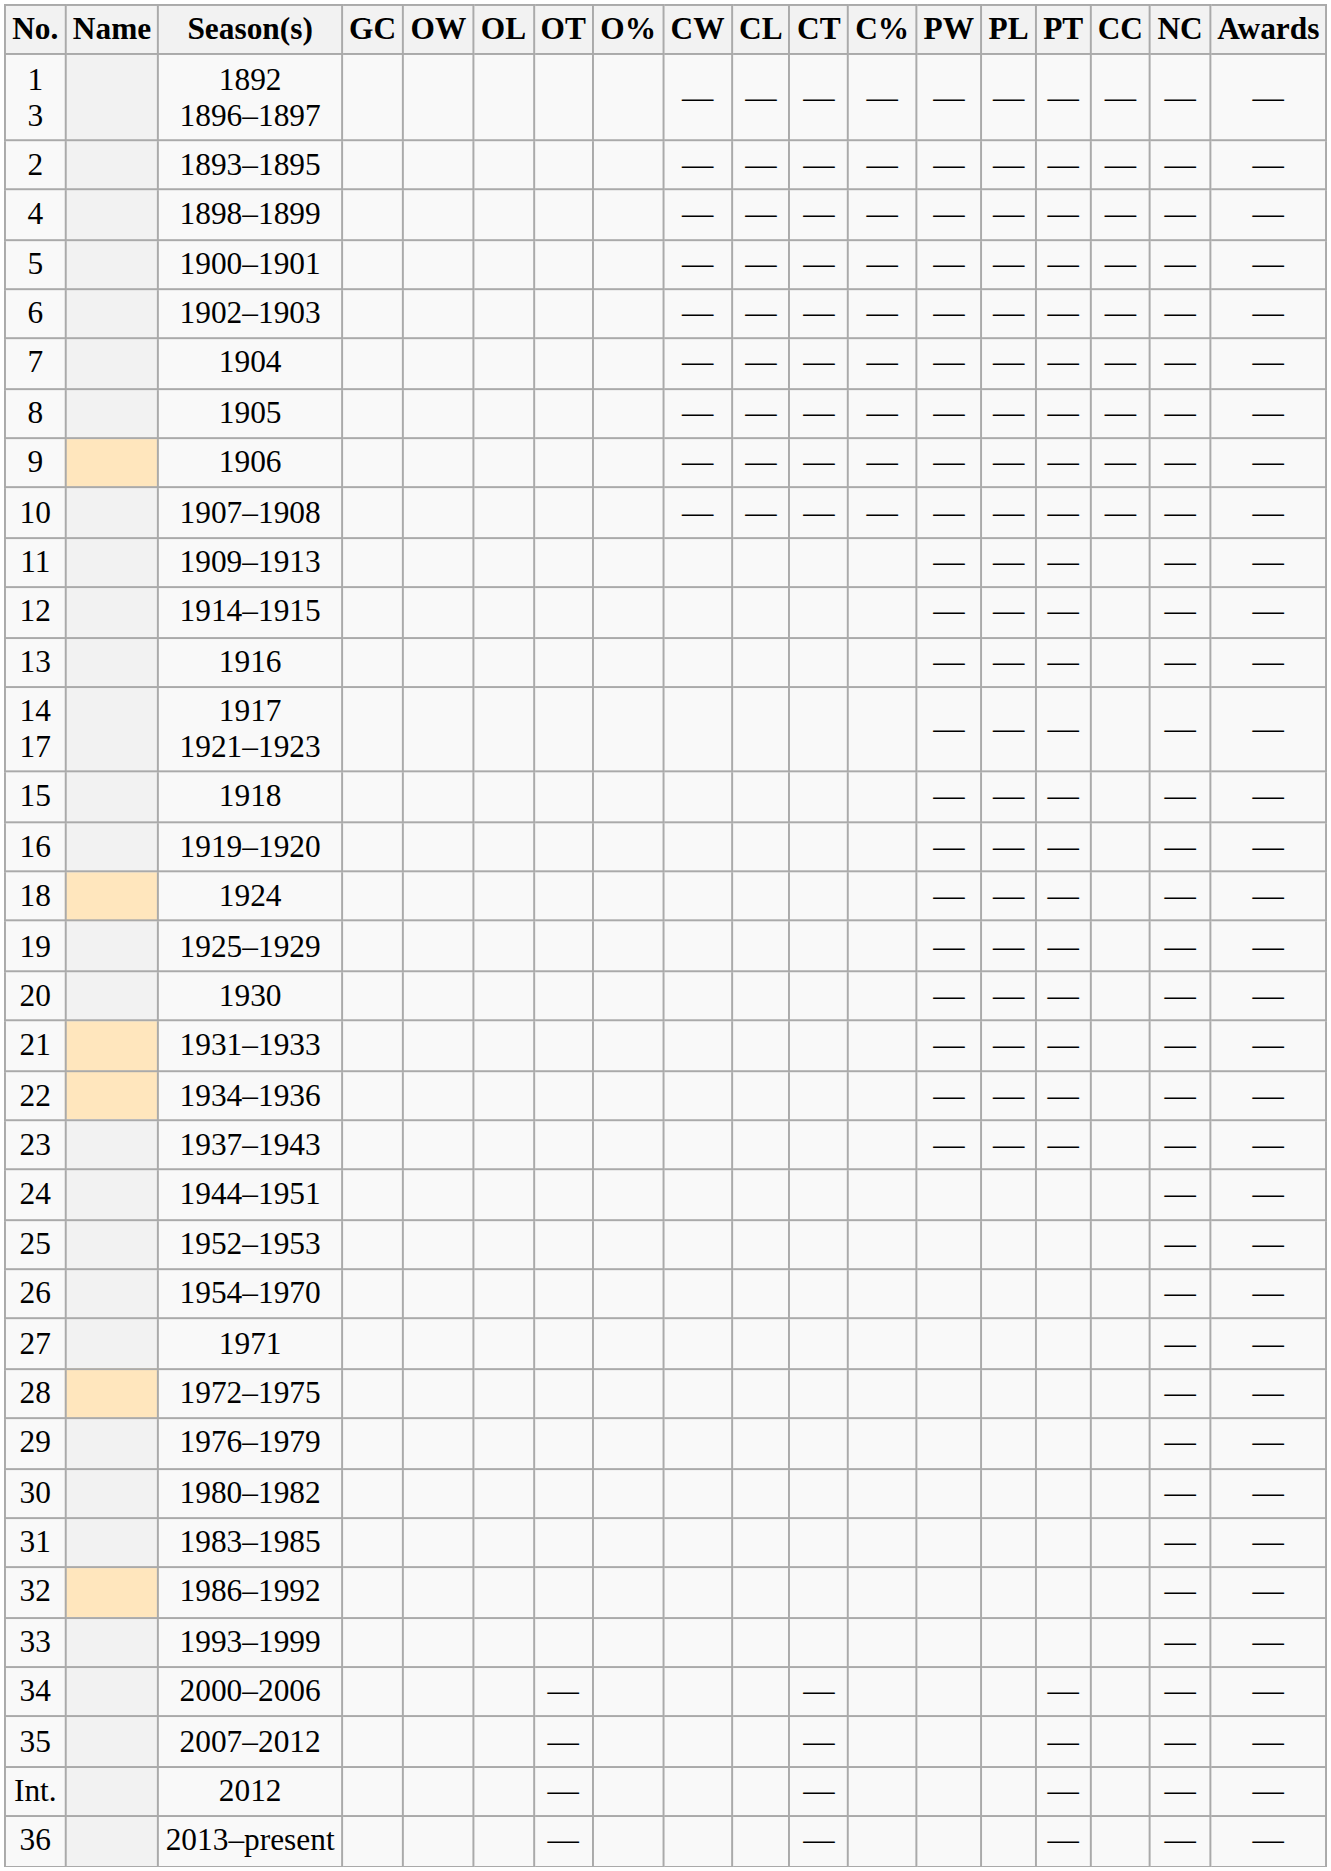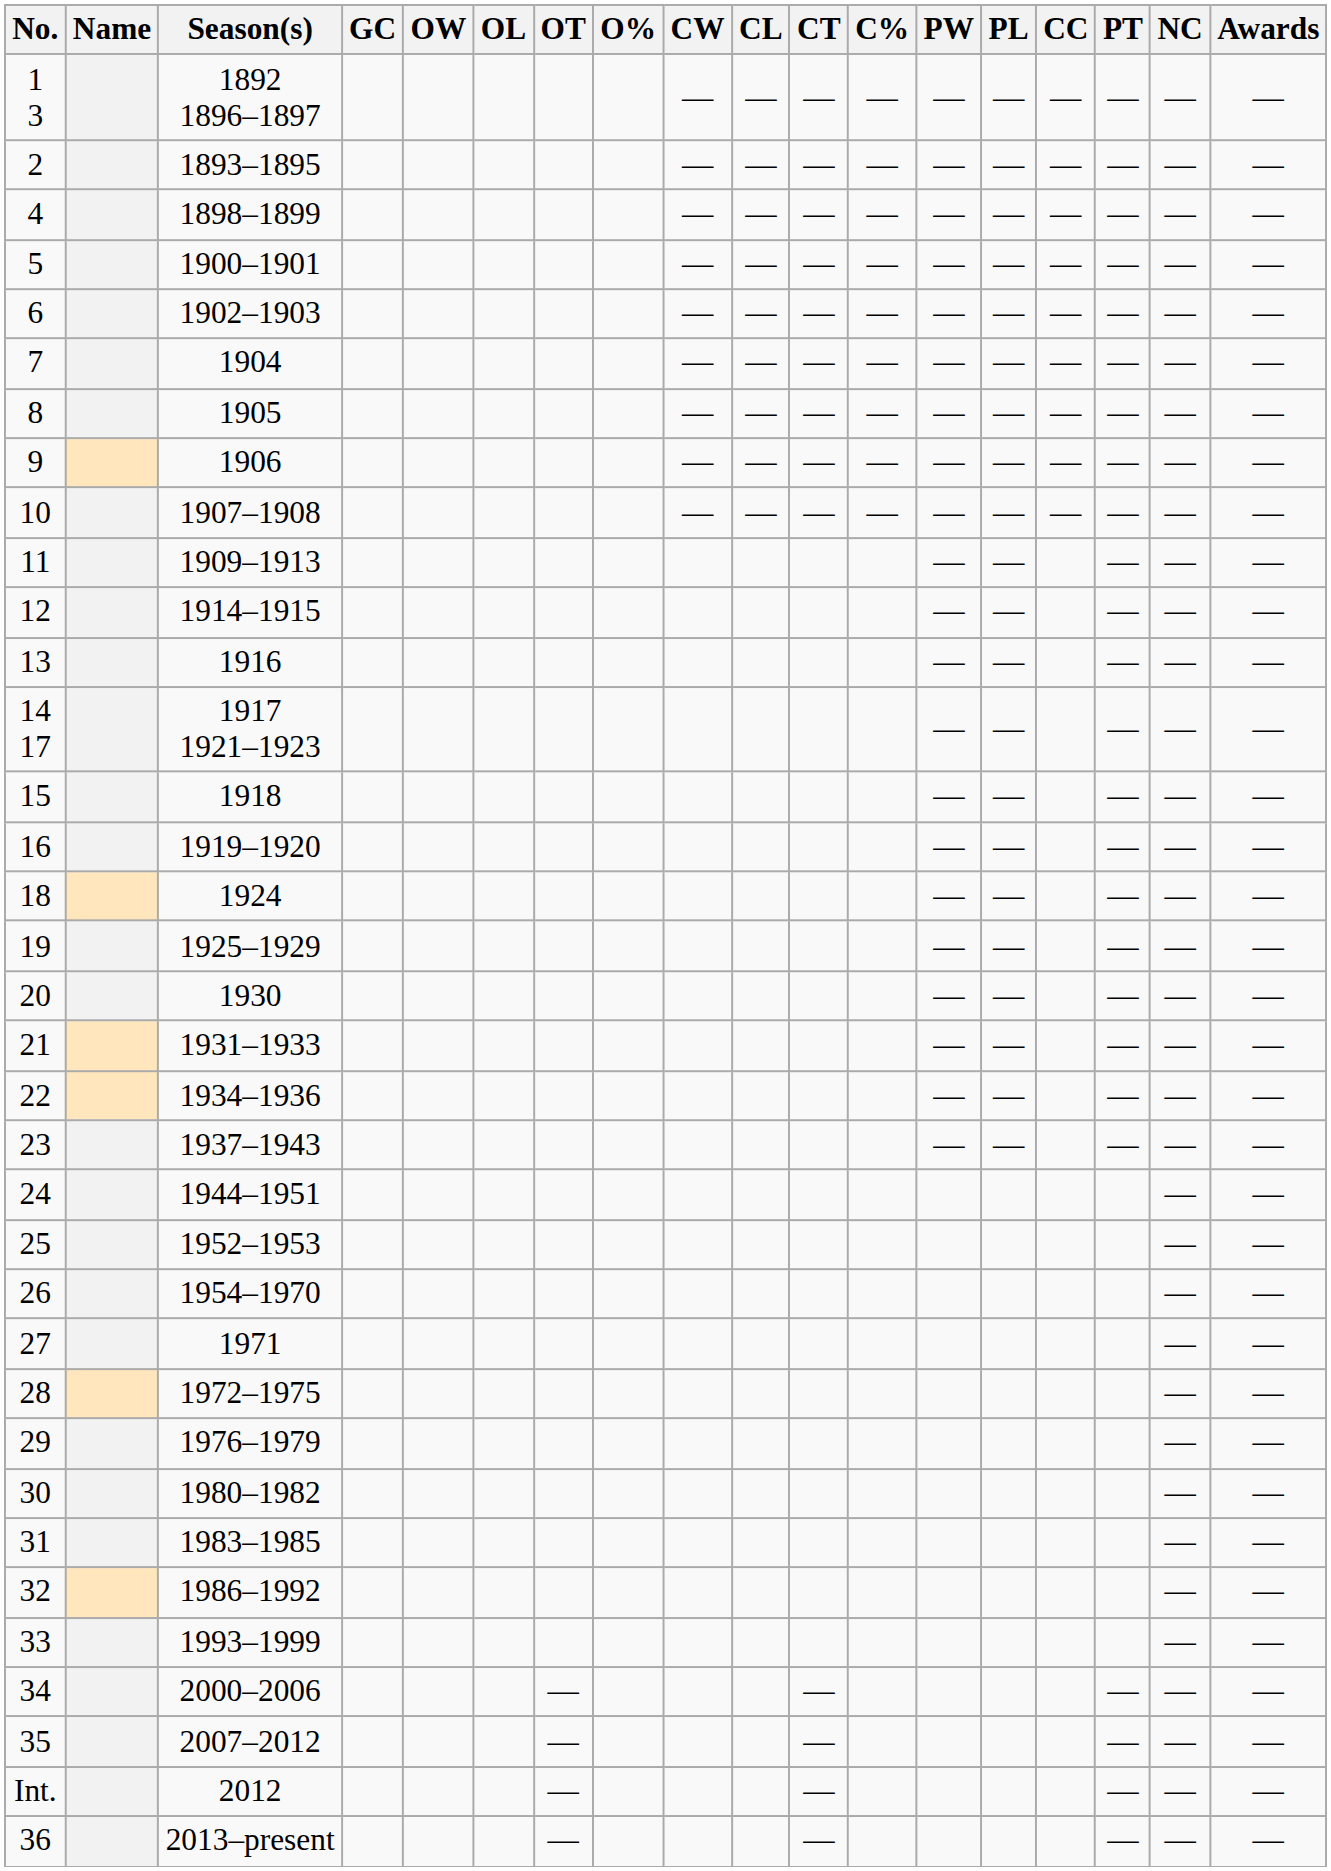columns swapped: (1063, 29) <-> (1120, 29)
